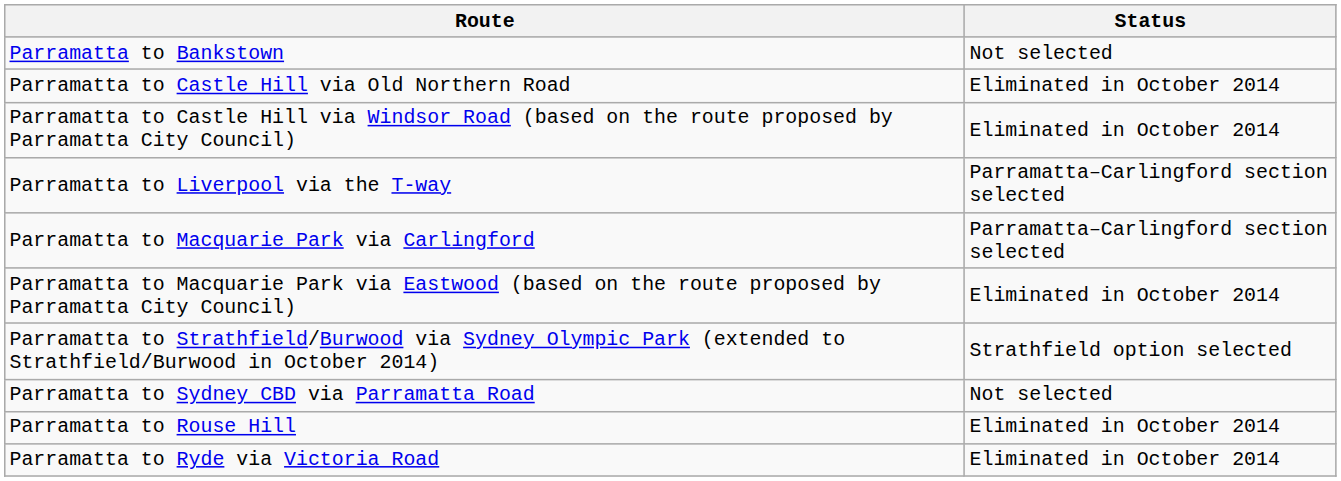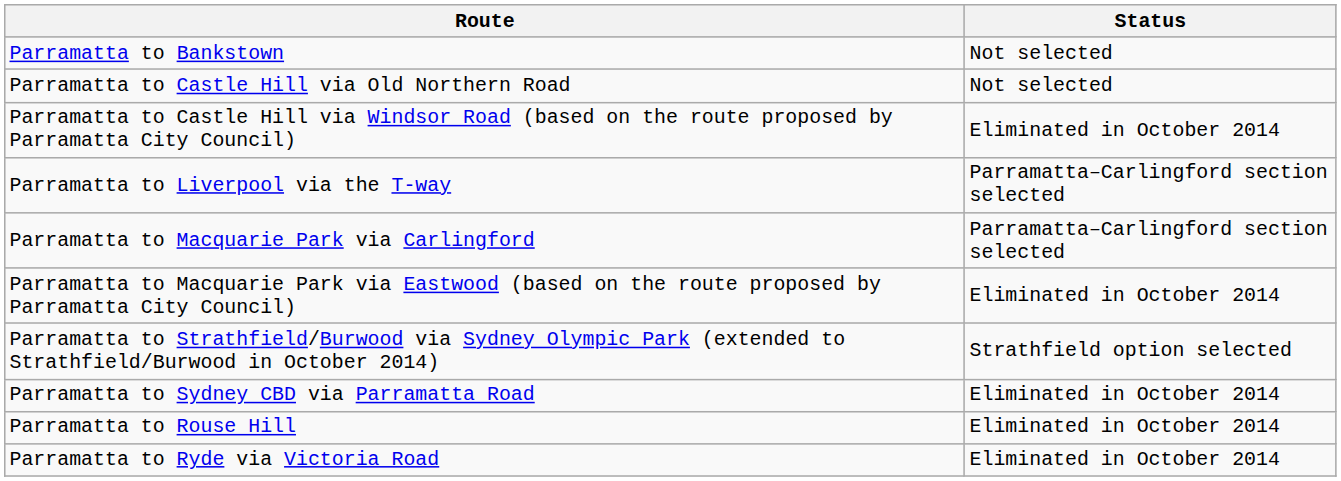(1125, 86) Eliminated in October 2014 -> (1041, 86) Not selected
(1041, 395) Not selected -> (1125, 395) Eliminated in October 2014
